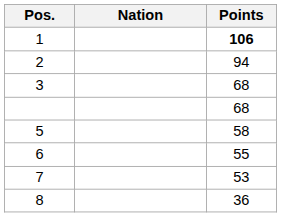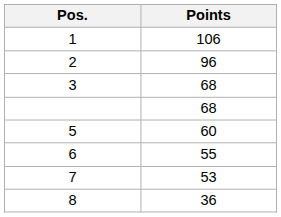- column: (140, 16)
(241, 39) bold -> (209, 39) normal
(241, 62) 94 -> (209, 62) 96
(241, 131) 58 -> (209, 131) 60
